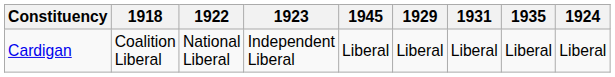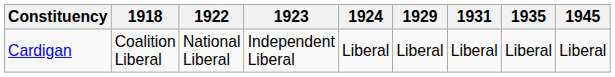columns swapped: (583, 16) <-> (366, 16)
